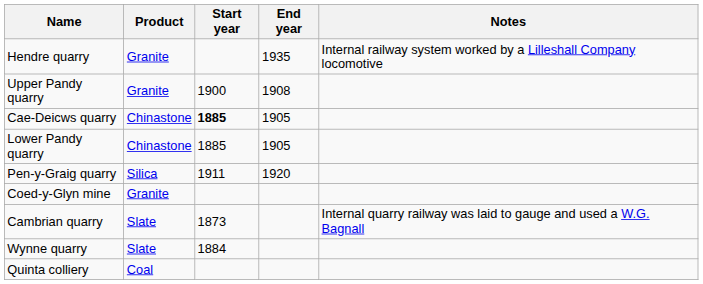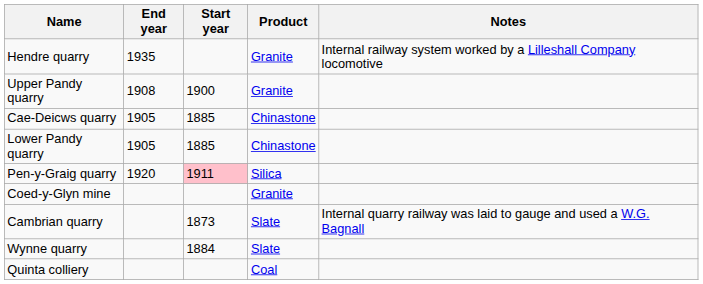columns swapped: (159, 21) <-> (289, 21)
(212, 118) bold -> (201, 118) normal
(211, 173) no background -> (200, 173) pink background
